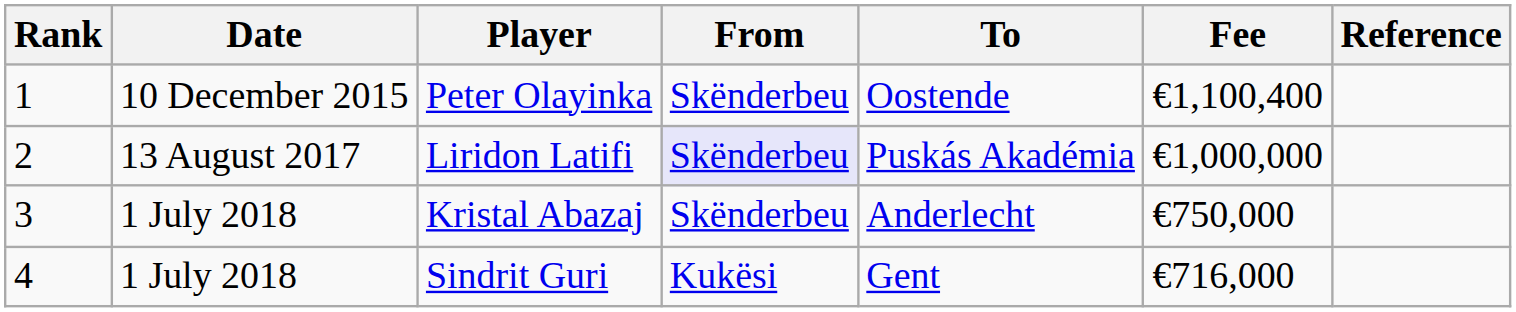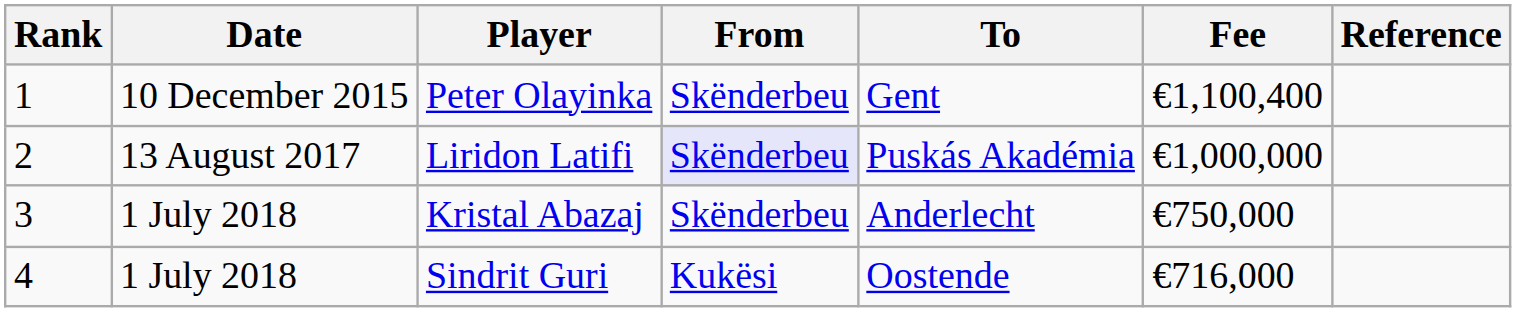(938, 94) Oostende -> (903, 94) Gent
(903, 275) Gent -> (938, 275) Oostende
